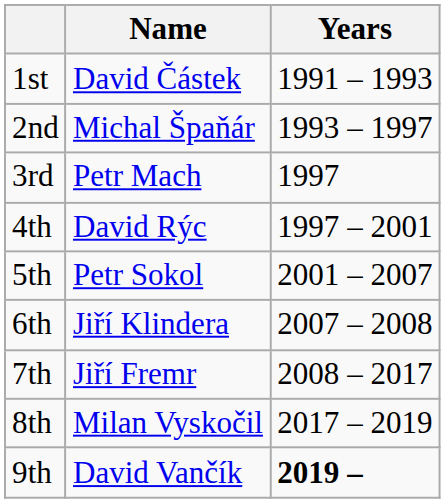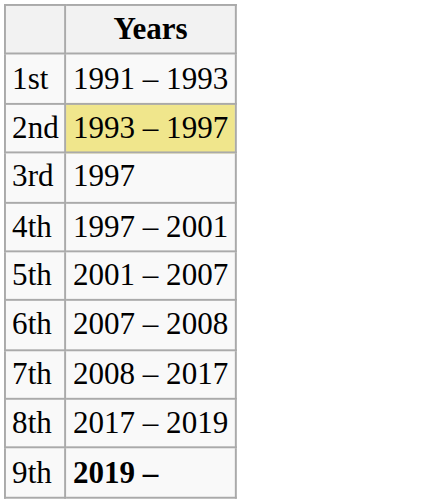- column: (168, 29)
(355, 127) no background -> (151, 127) khaki background
